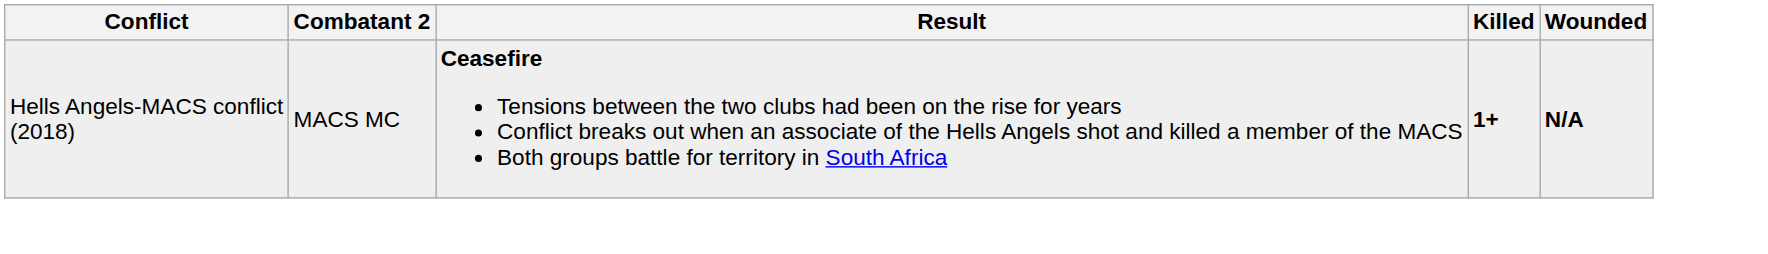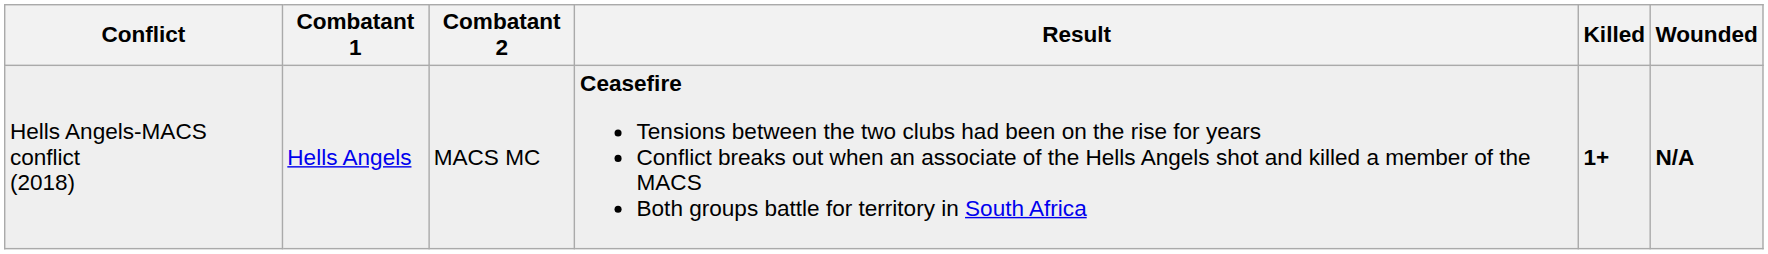+ column: (355, 35)
